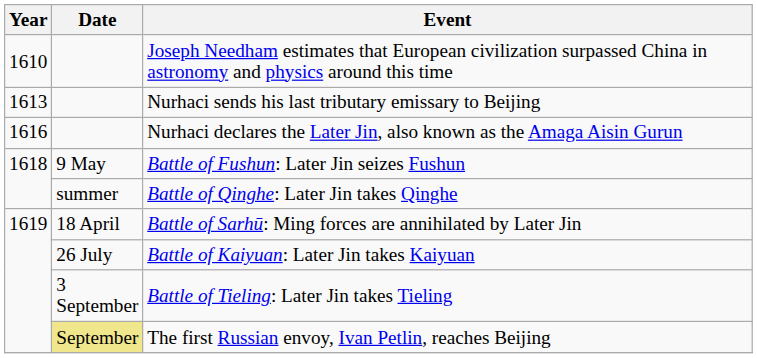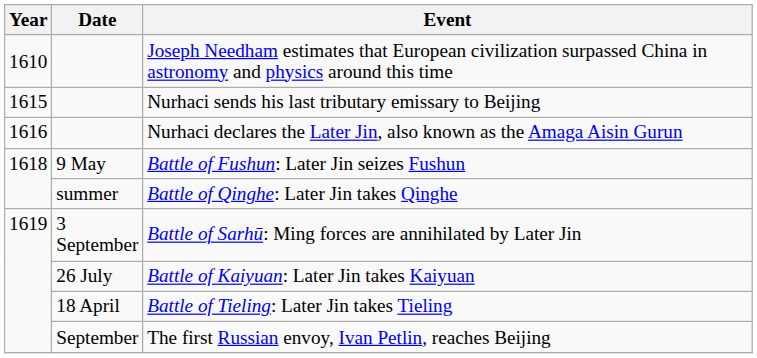(28, 102) 1613 -> (28, 102) 1615
(88, 224) 18 April -> (97, 234) 3 September
(97, 295) 3 September -> (88, 306) 18 April
(97, 336) khaki background -> (97, 336) no background
